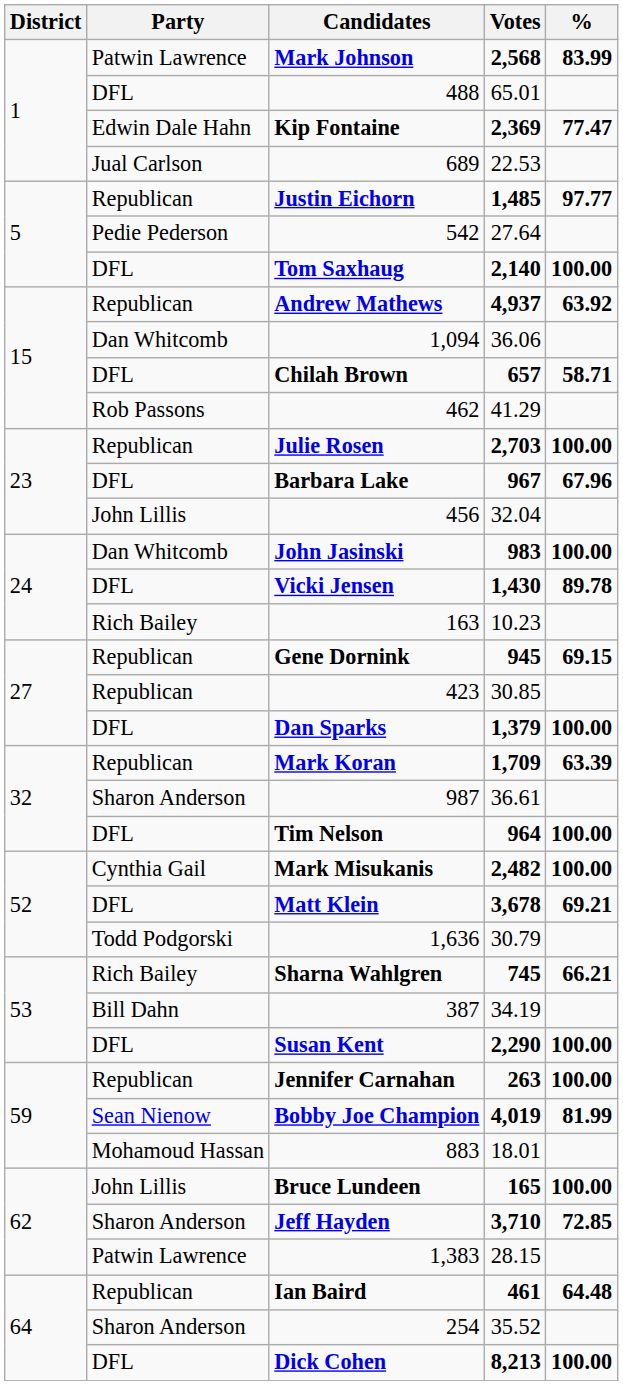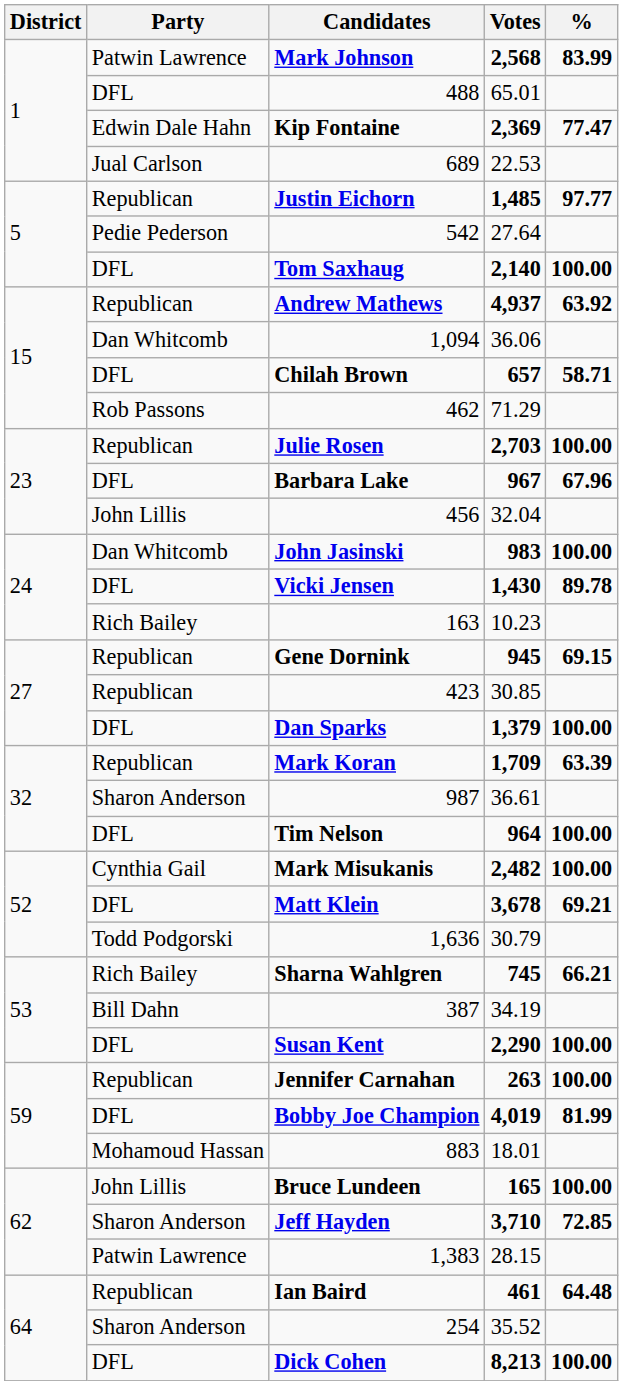(516, 410) 41.29 -> (516, 410) 71.29
(151, 1115) Sean Nienow -> (113, 1115) DFL
